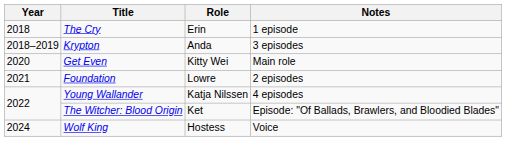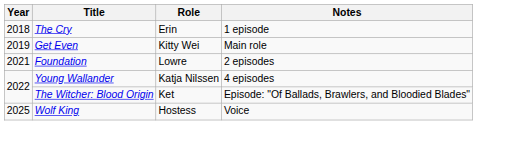- row: (81, 45)
(18, 62) 2020 -> (18, 45) 2019
(18, 128) 2024 -> (18, 111) 2025
